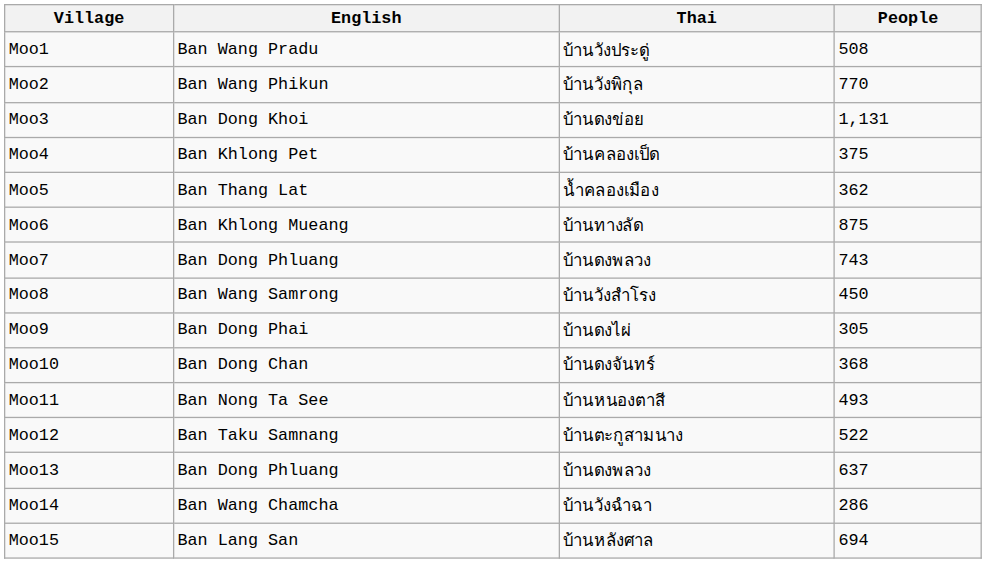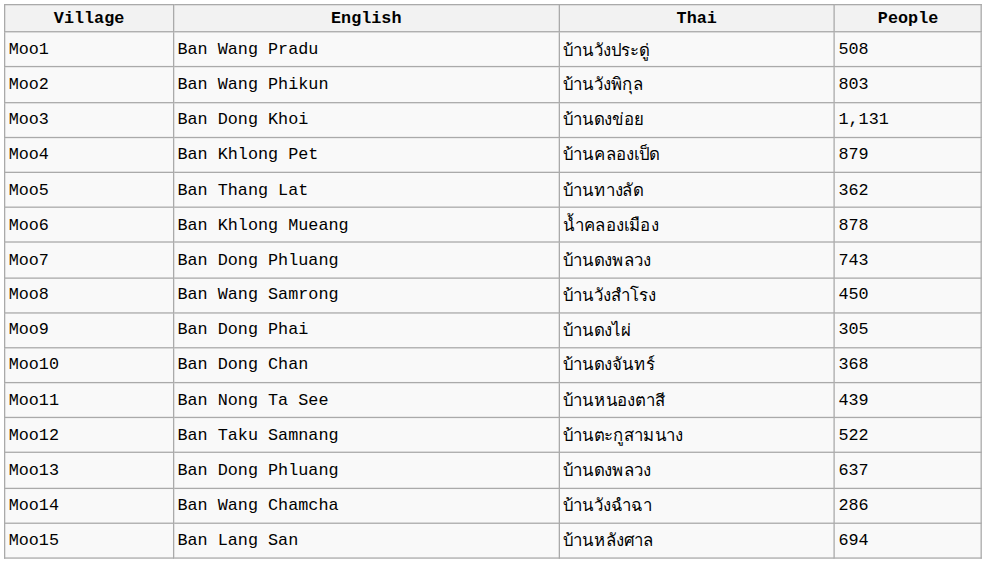(854, 85) 770 -> (854, 85) 803
(854, 155) 375 -> (854, 155) 879
(611, 191) น้ำคลองเมือง -> (603, 191) บ้านทางลัด
(603, 226) บ้านทางลัด -> (611, 226) น้ำคลองเมือง
(854, 225) 875 -> (854, 225) 878
(854, 400) 493 -> (854, 400) 439
